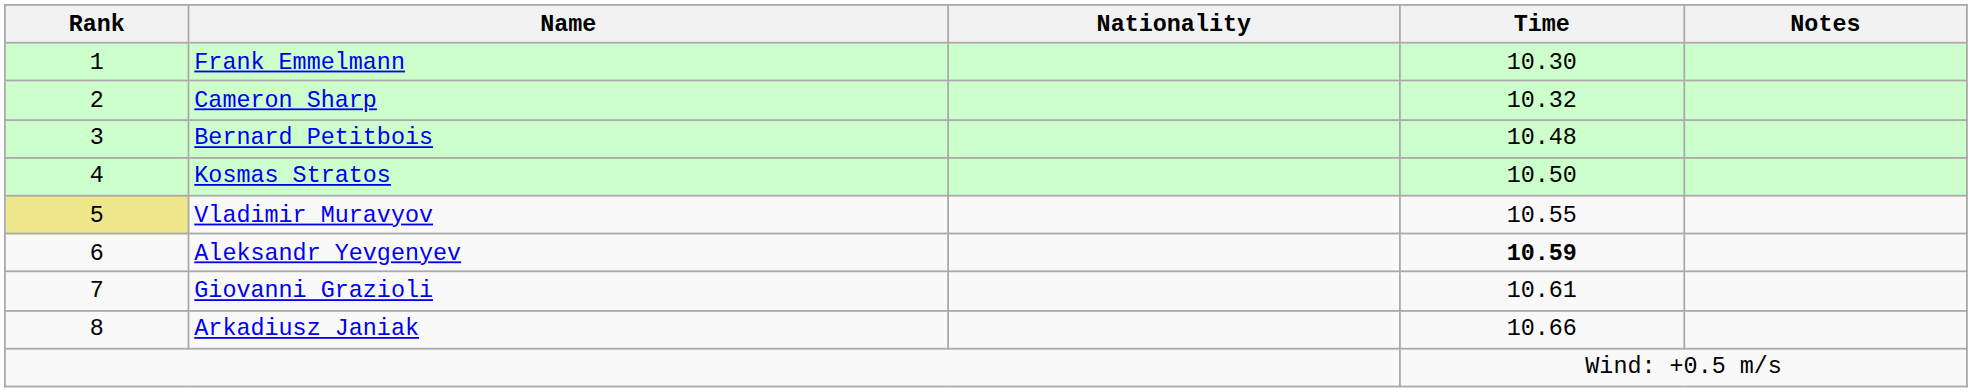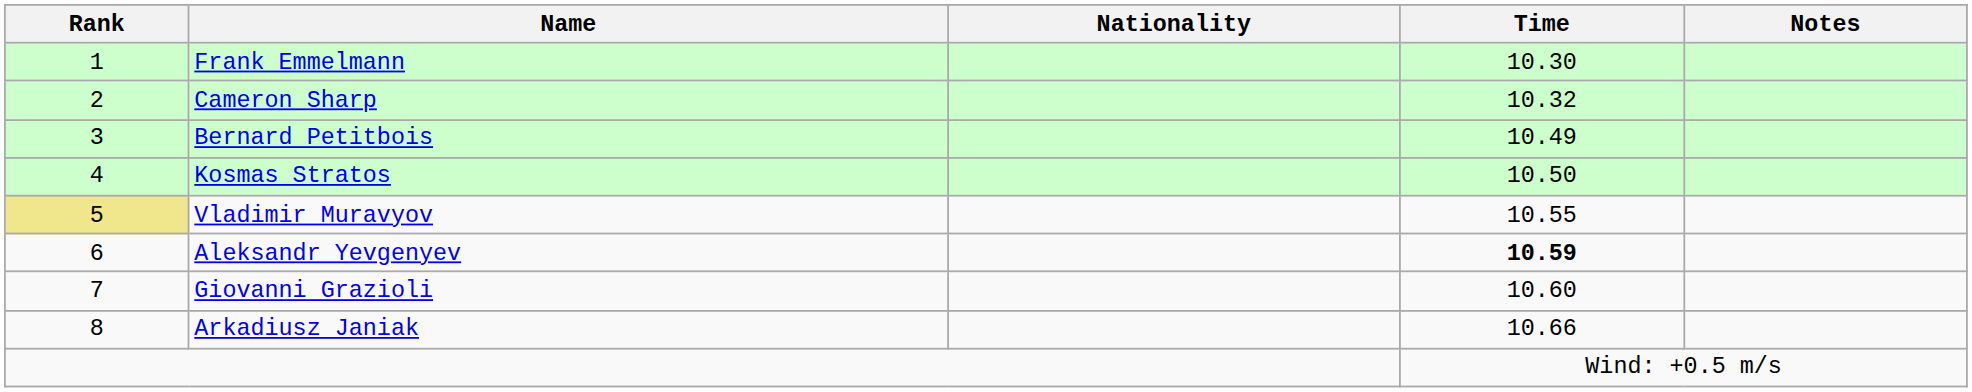(1542, 138) 10.48 -> (1542, 138) 10.49
(1542, 291) 10.61 -> (1542, 291) 10.60
